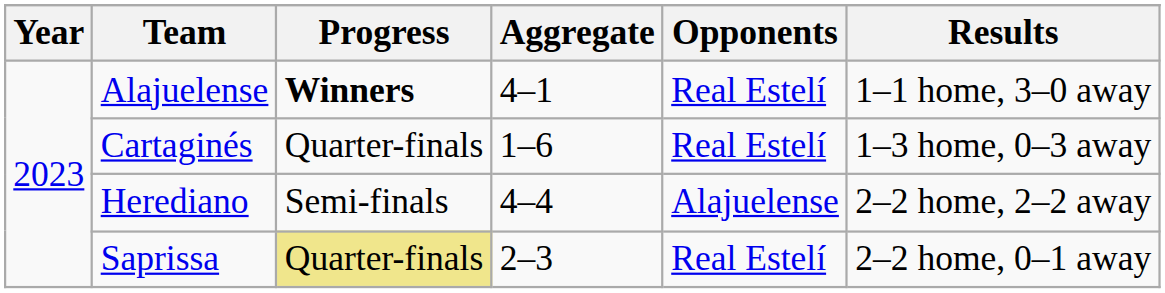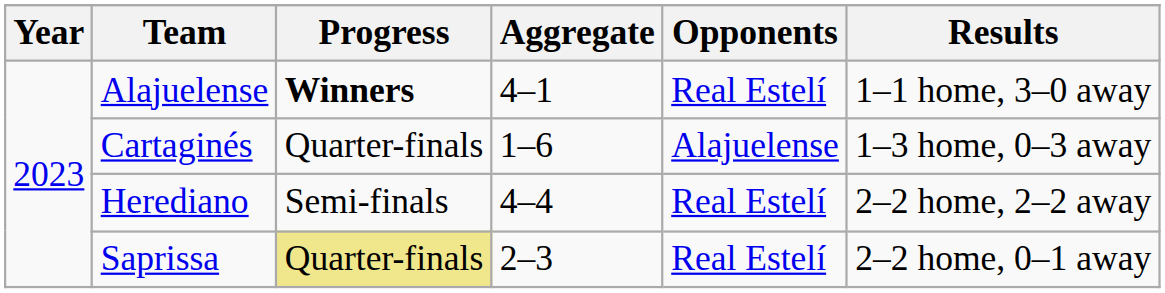(749, 145) Real Estelí -> (755, 145) Alajuelense
(755, 201) Alajuelense -> (749, 201) Real Estelí
